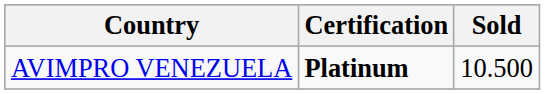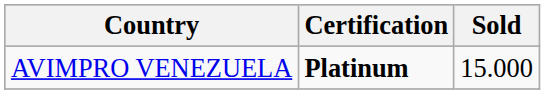(497, 67) 10.500 -> (497, 67) 15.000
